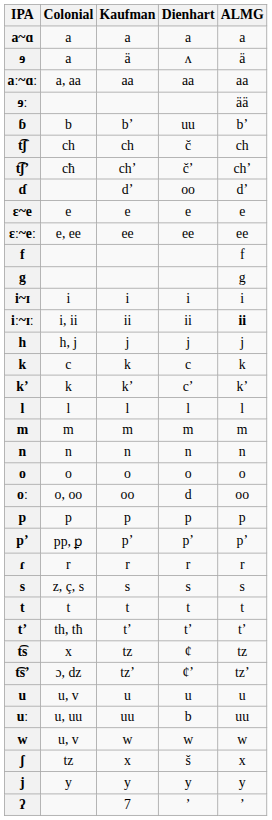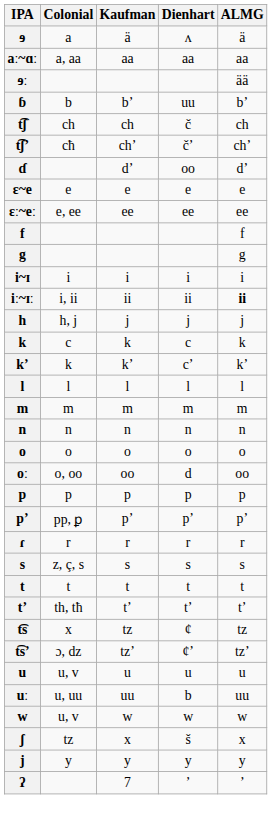- row: (22, 37)
